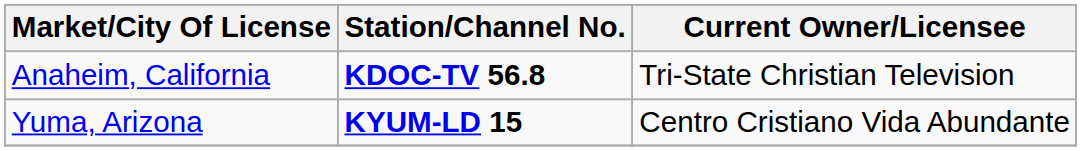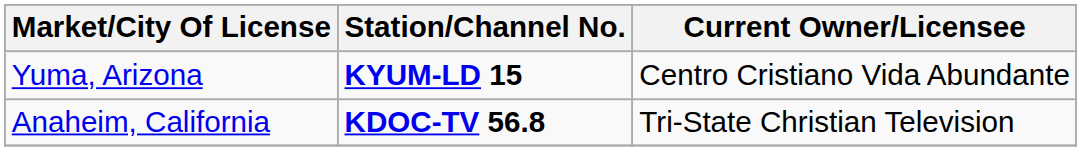rows swapped: (141, 74) <-> (107, 121)
